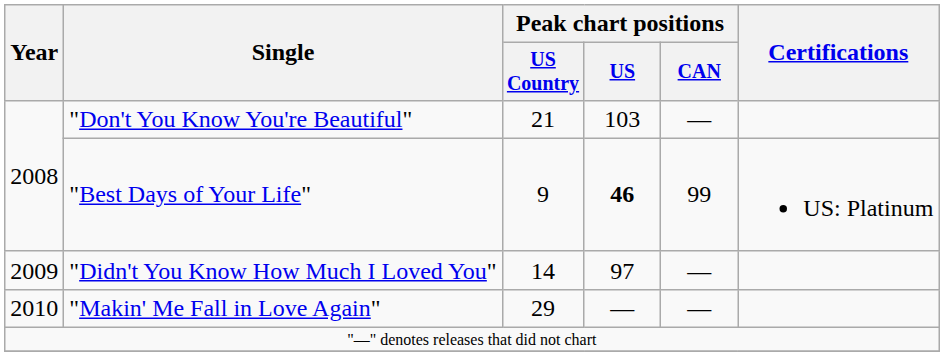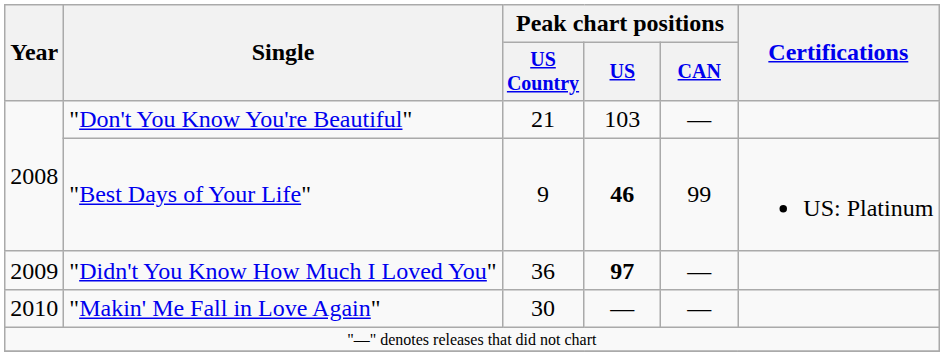(543, 270) 14 -> (543, 270) 36
(622, 270) normal -> (622, 270) bold
(543, 308) 29 -> (543, 308) 30
